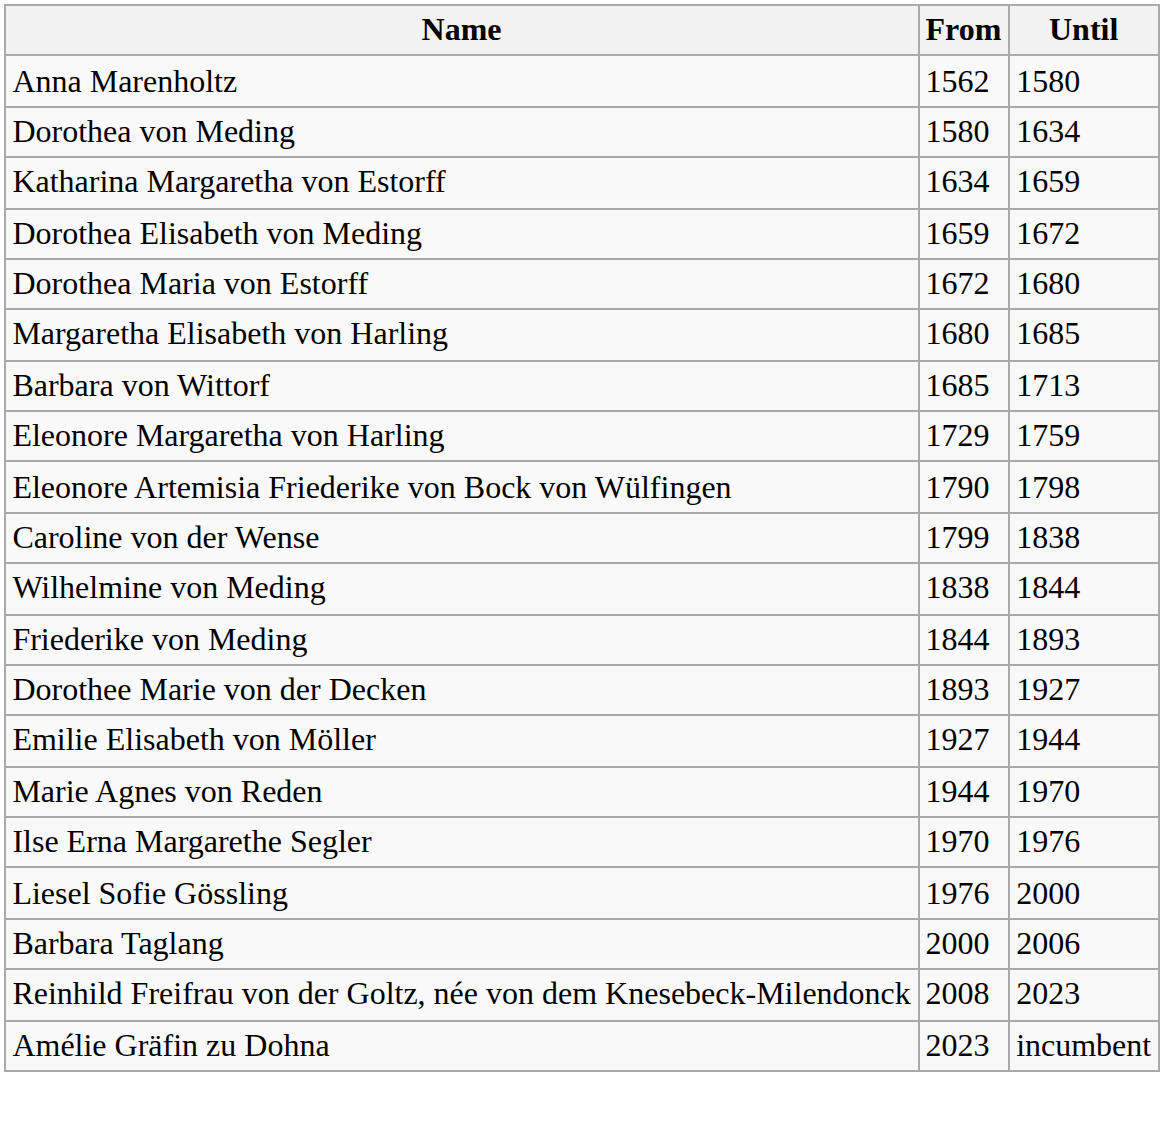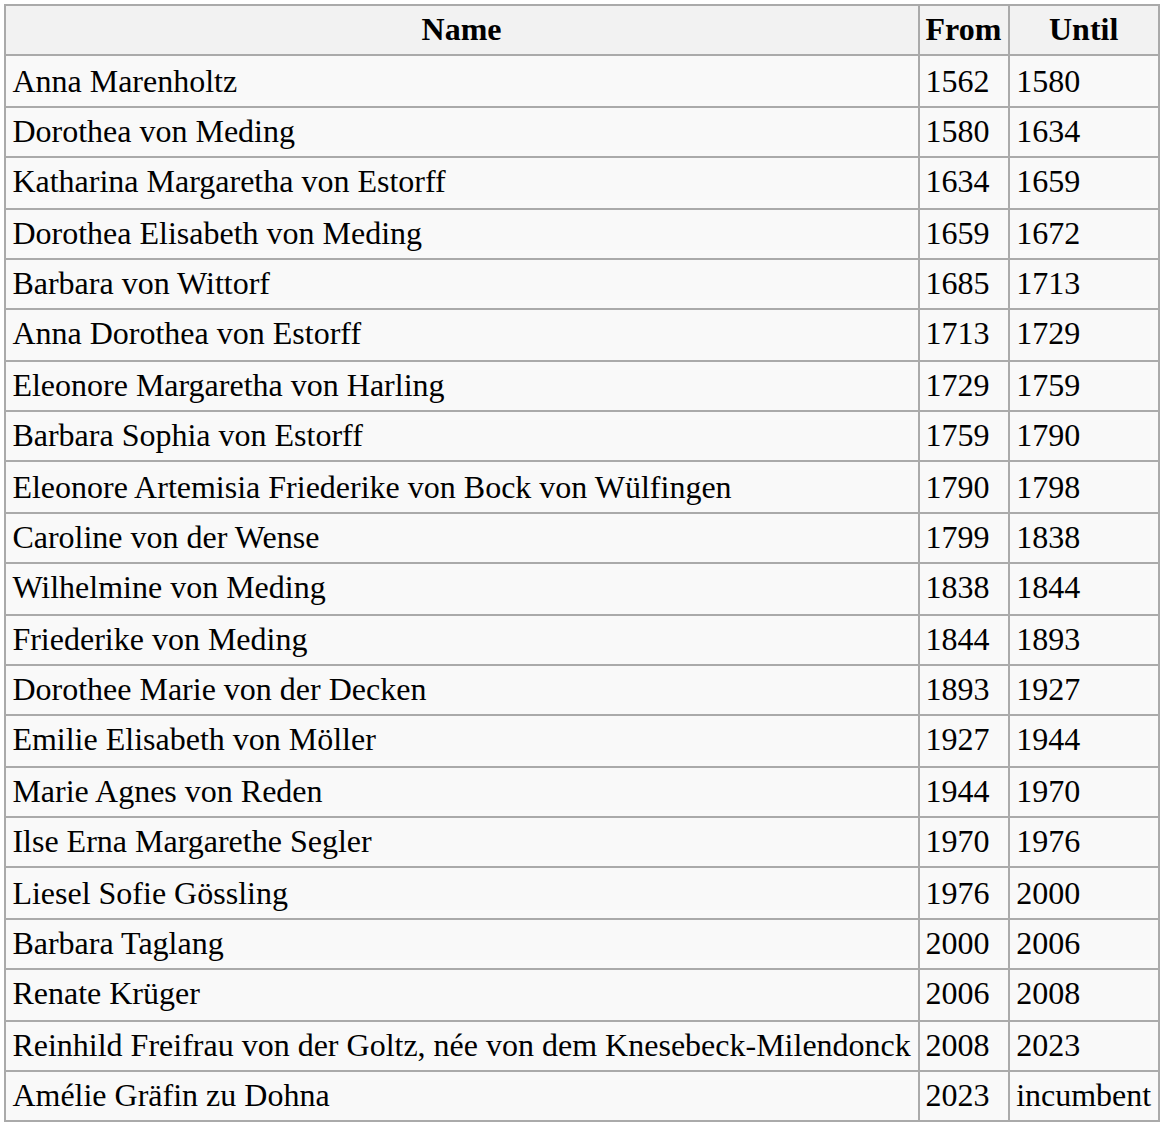- row: (190, 283)
- row: (230, 334)
+ row: (187, 334)
+ row: (188, 435)
+ row: (106, 994)
